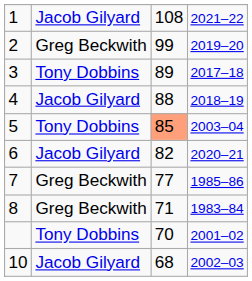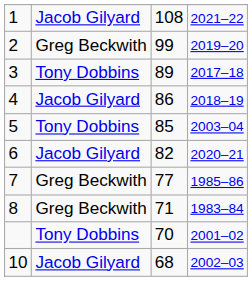(164, 99) 88 -> (164, 99) 86
(164, 126) lightsalmon background -> (164, 126) no background
